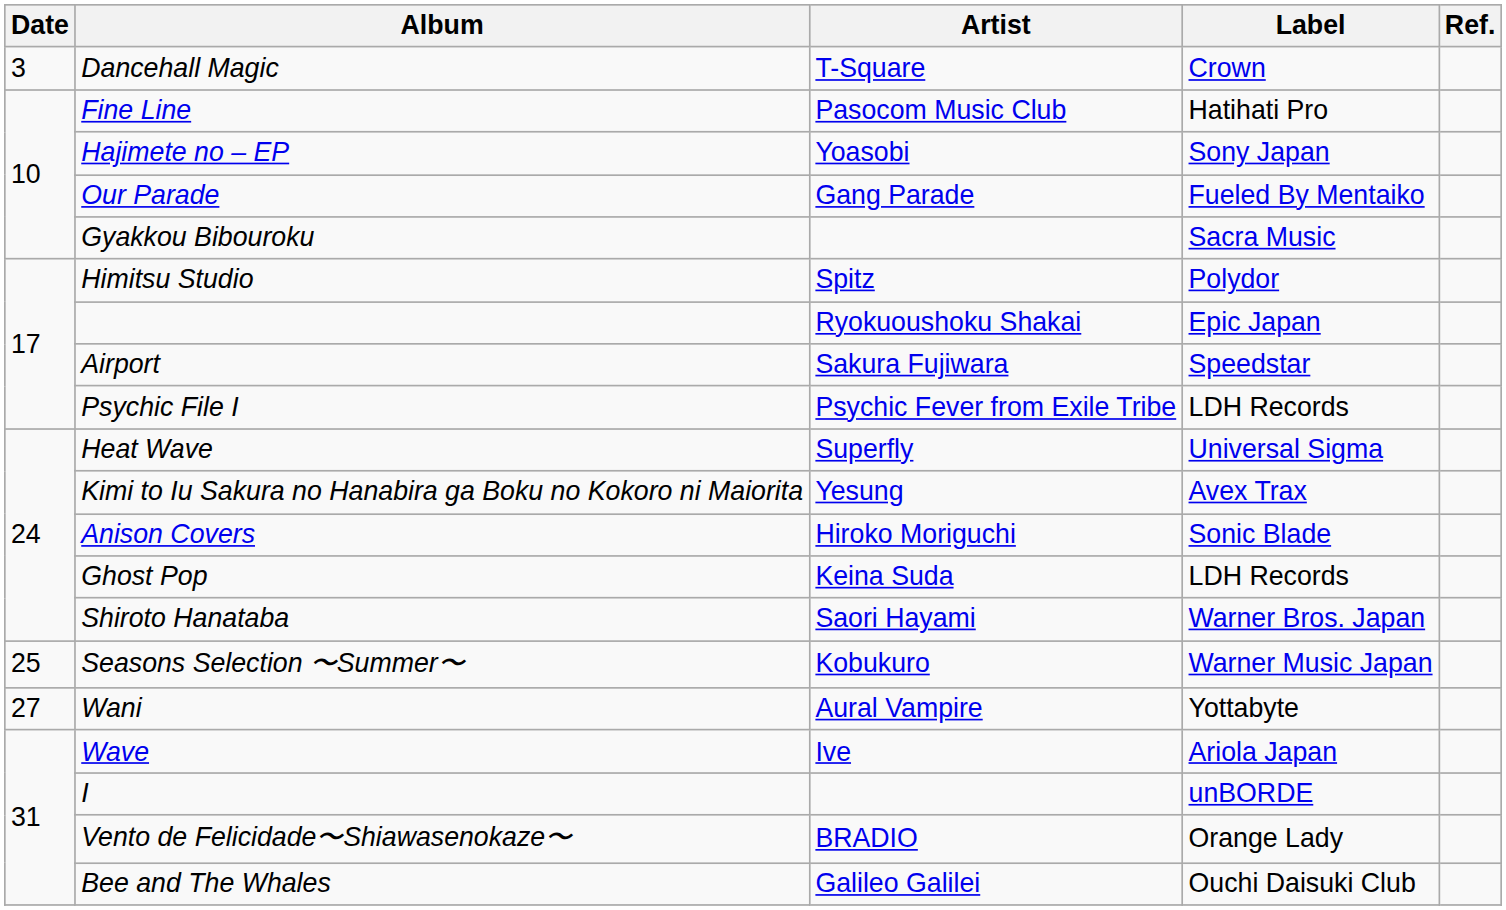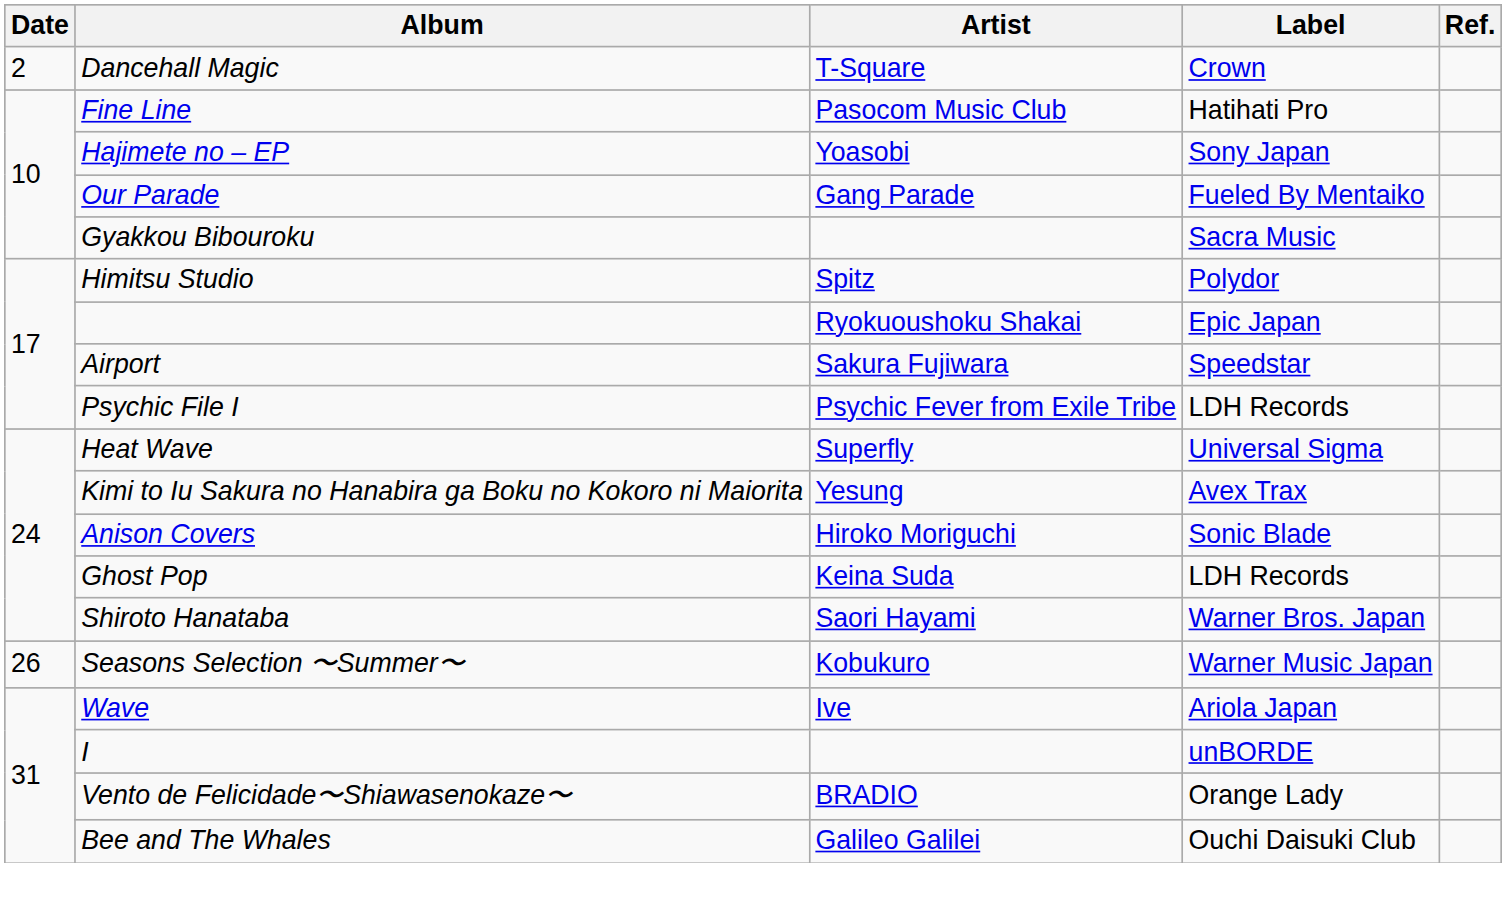(18, 68) 3 -> (18, 68) 2
(26, 663) 25 -> (26, 663) 26
- row: (111, 708)
